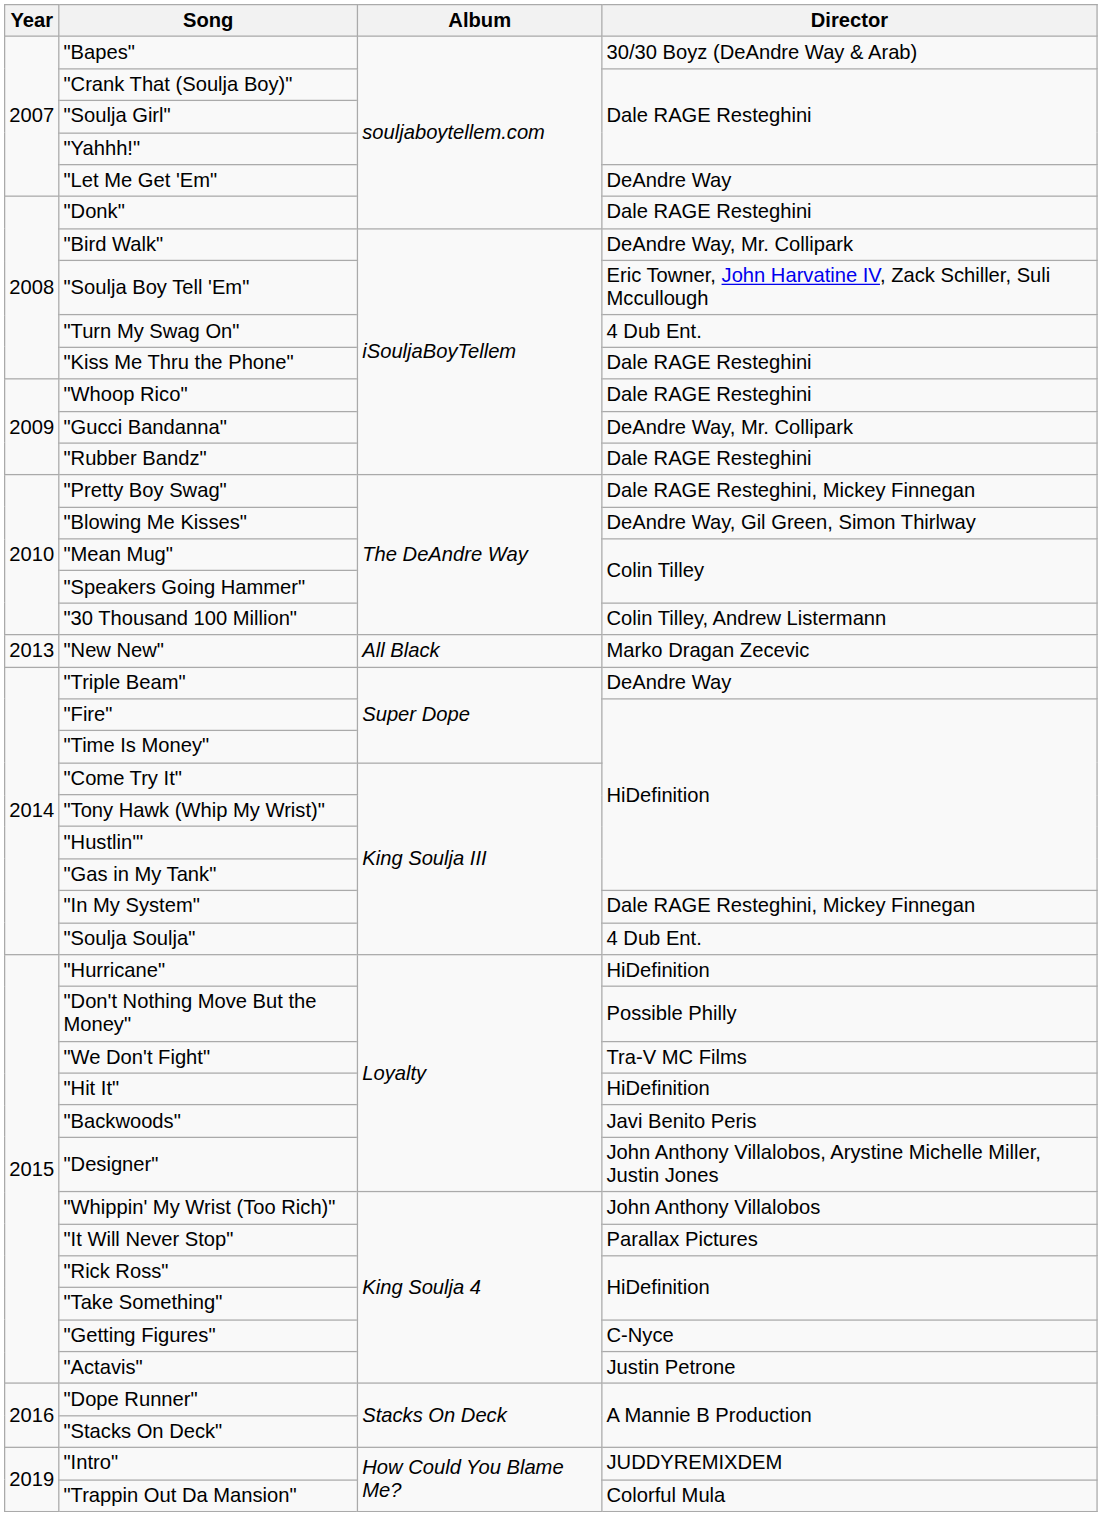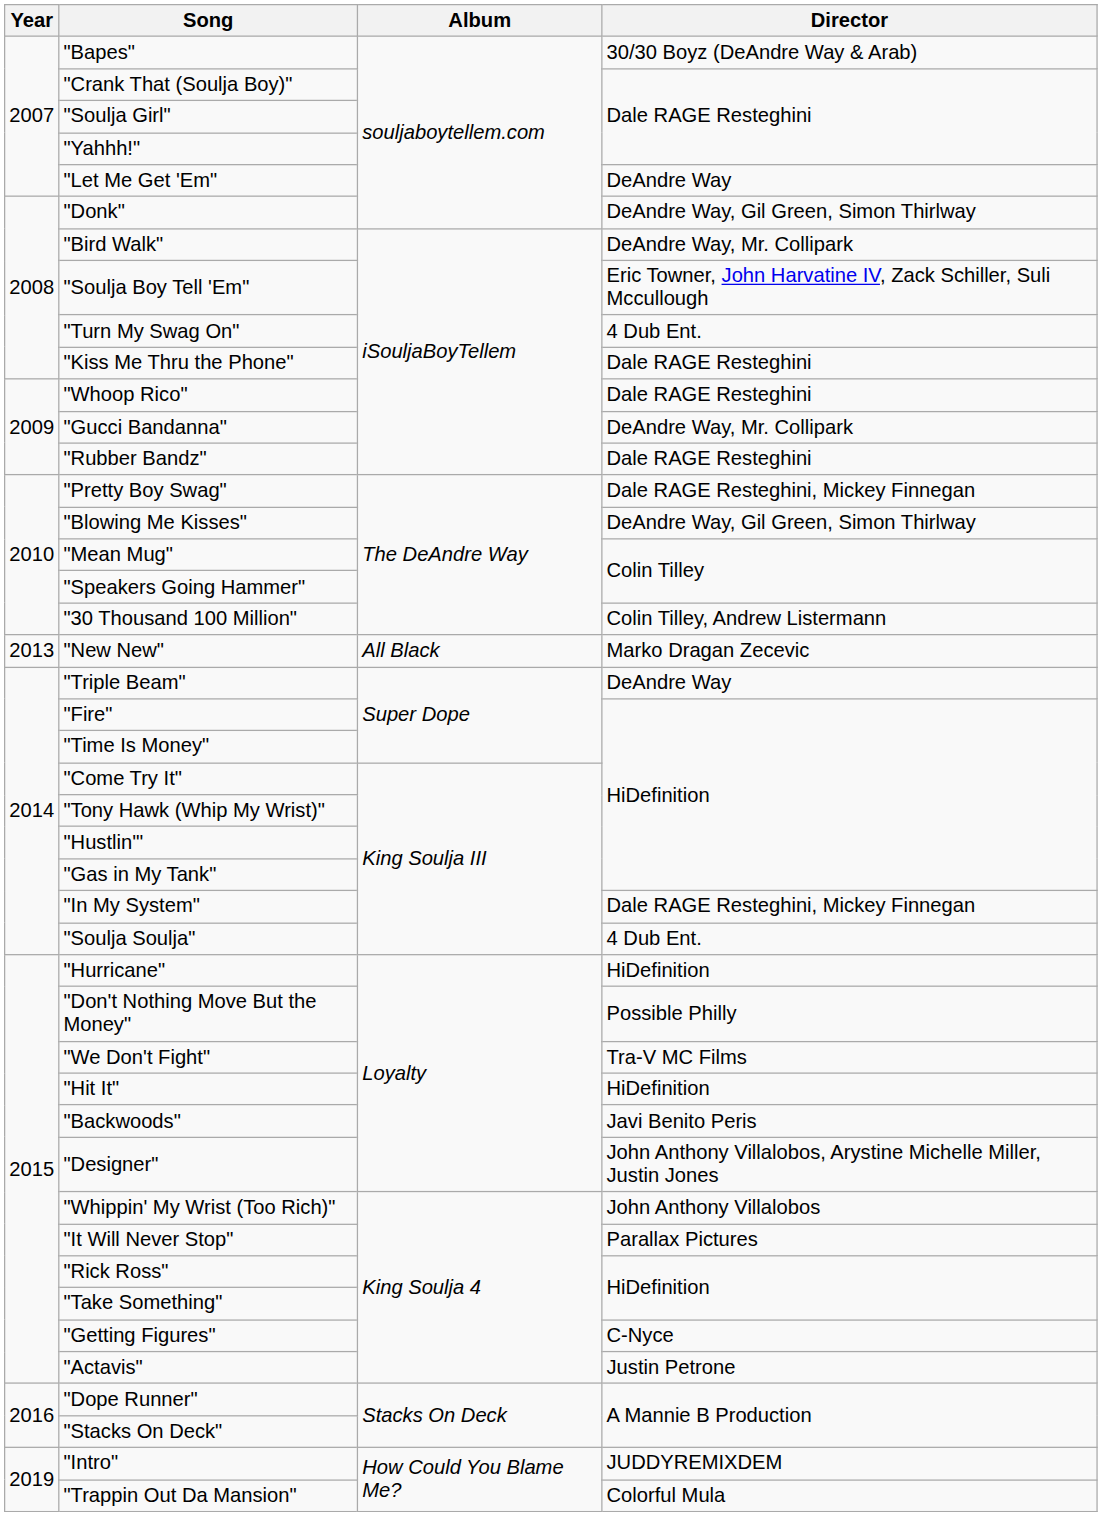(709, 212) Dale RAGE Resteghini -> (791, 212) DeAndre Way, Gil Green, Simon Thirlway
